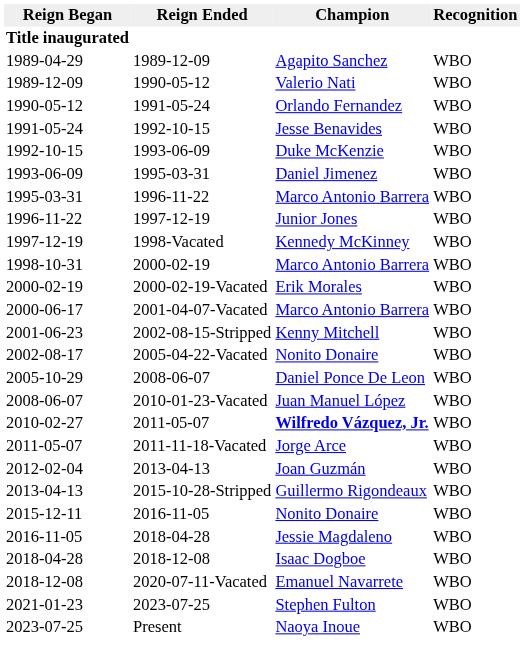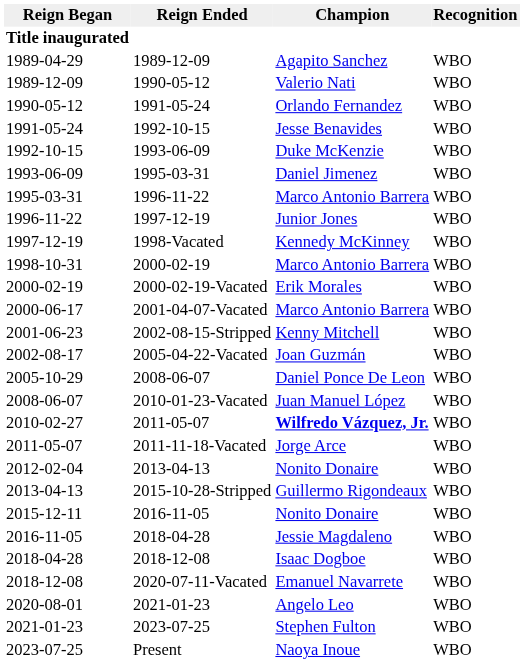(327, 355) Nonito Donaire -> (320, 355) Joan Guzmán
(320, 468) Joan Guzmán -> (327, 468) Nonito Donaire
+ row: (45, 604)
